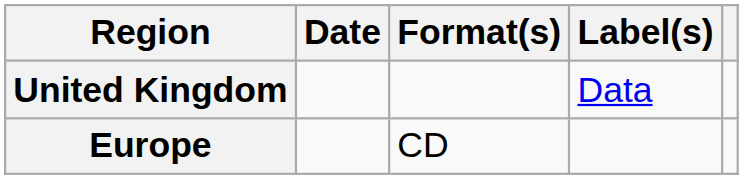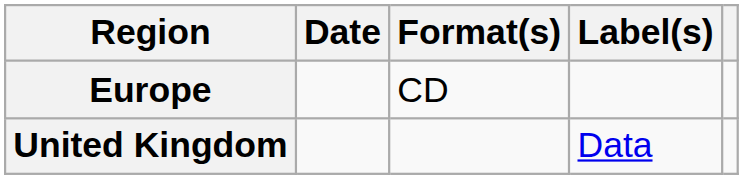rows swapped: (150, 145) <-> (150, 88)
